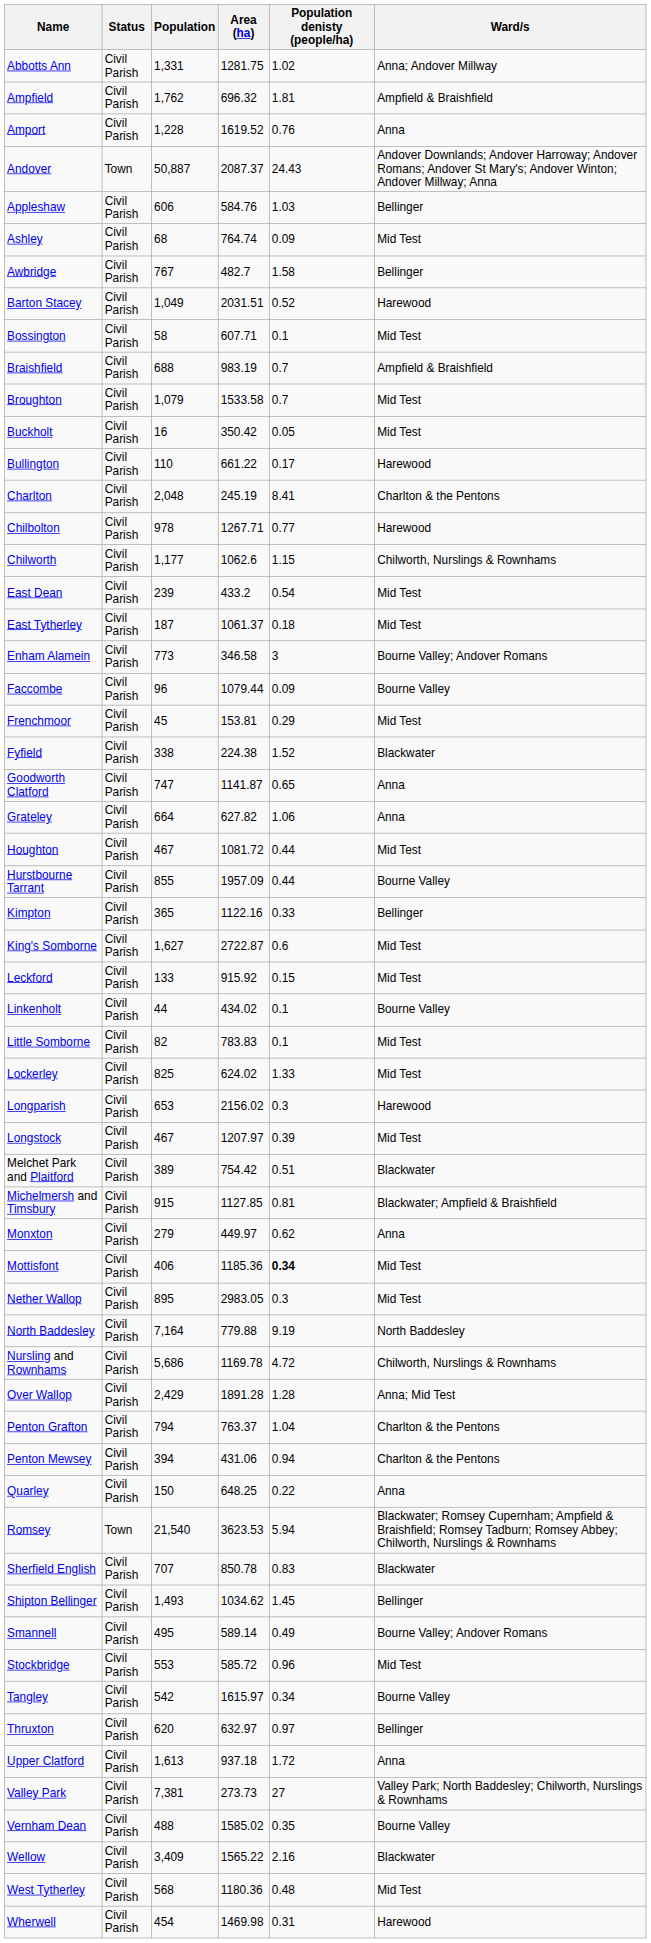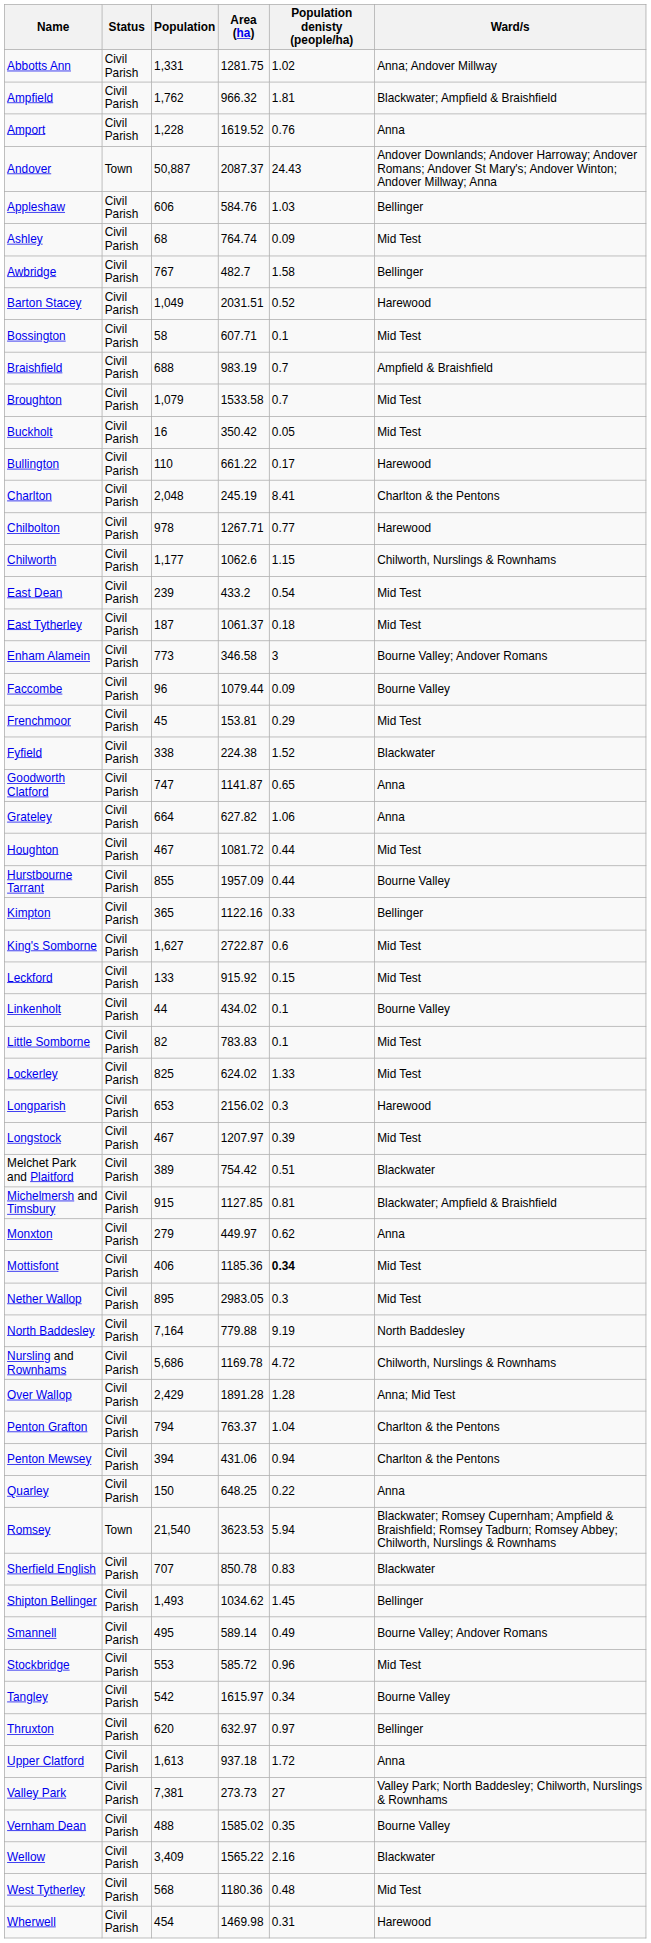(239, 98) 696.32 -> (239, 98) 966.32
(435, 98) Ampfield & Braishfield -> (467, 98) Blackwater; Ampfield & Braishfield
